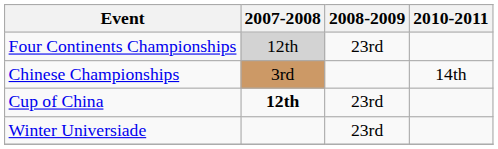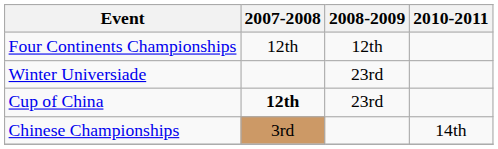(283, 46) lightgrey background -> (283, 46) no background
(367, 46) 23rd -> (367, 46) 12th
rows swapped: (94, 74) <-> (77, 130)
